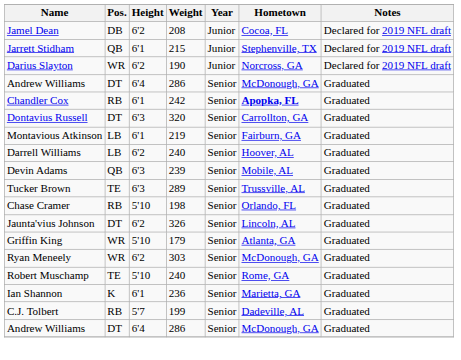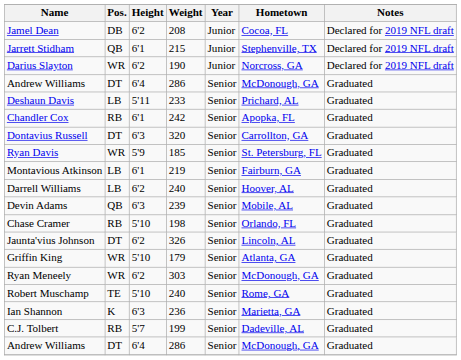+ row: (40, 100)
(270, 100) bold -> (268, 118) normal
+ row: (33, 153)
- row: (39, 188)
(138, 293) 6'1 -> (138, 310) 6'3
